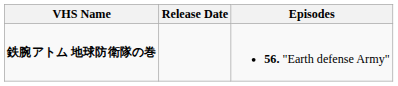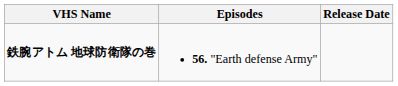columns swapped: (312, 14) <-> (195, 14)
